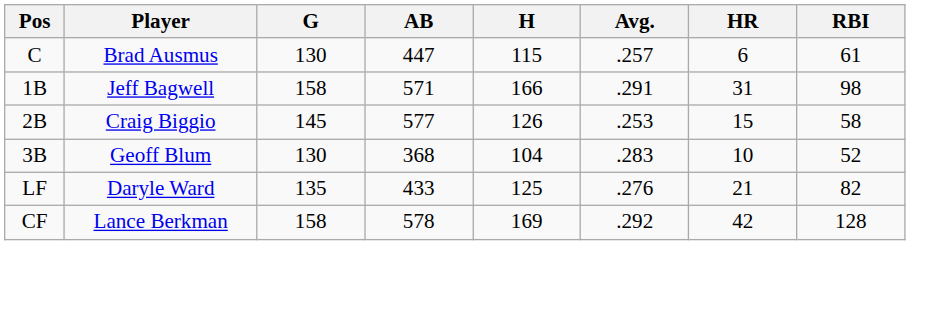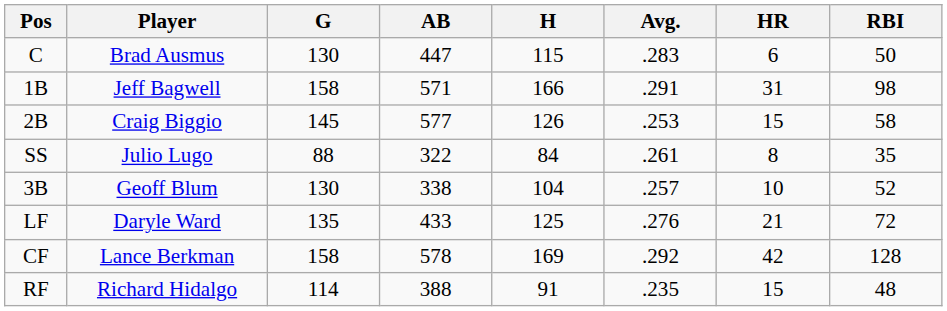(635, 54) .257 -> (660, 54) .283
(851, 54) 61 -> (885, 54) 50
+ row: (36, 155)
(419, 155) 368 -> (436, 188) 338
(635, 155) .283 -> (660, 188) .257
(851, 188) 82 -> (885, 222) 72
+ row: (36, 289)
